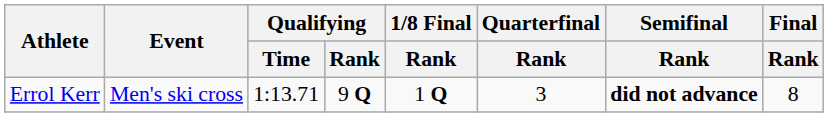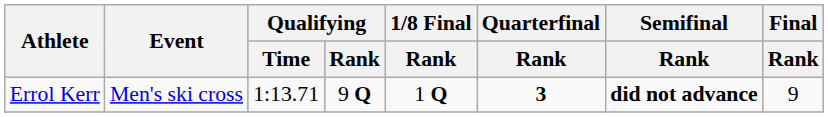(541, 94) normal -> (541, 94) bold
(793, 94) 8 -> (793, 94) 9
